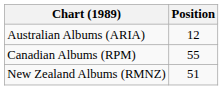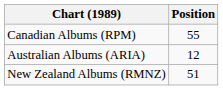rows swapped: (76, 34) <-> (72, 54)
